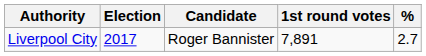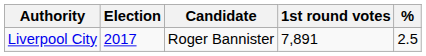(408, 39) 2.7 -> (408, 39) 2.5
